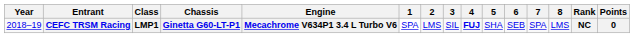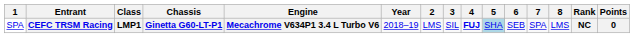columns swapped: (24, 11) <-> (410, 11)
(494, 25) no background -> (494, 25) lightblue background
